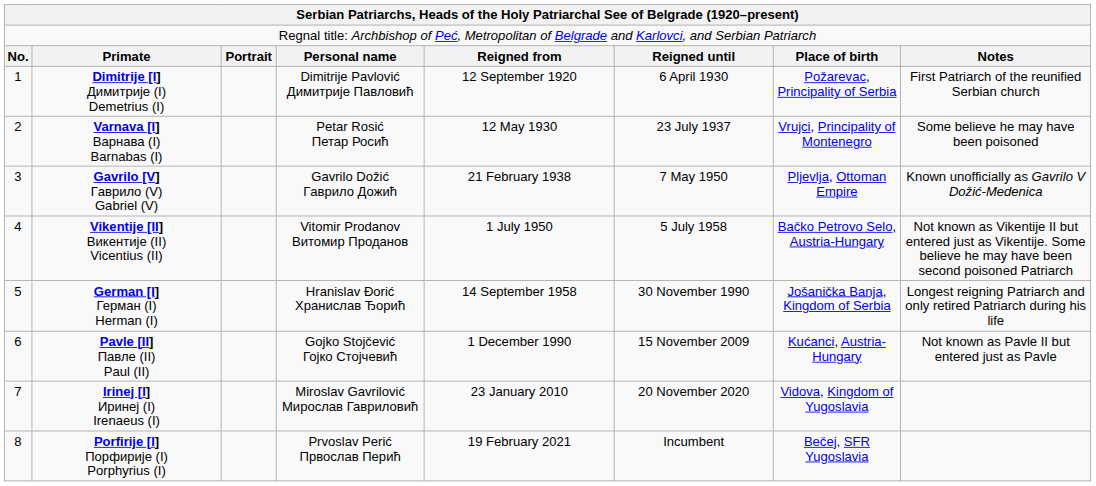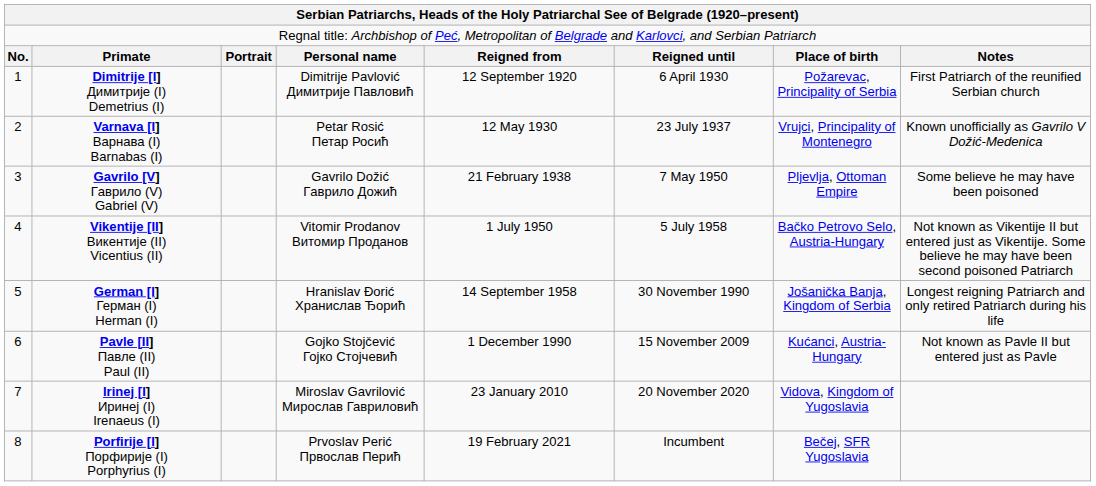(996, 134) Some believe he may have been poisoned -> (996, 134) Known unofficially as Gavrilo V Dožić-Medenica
(996, 184) Known unofficially as Gavrilo V Dožić-Medenica -> (996, 184) Some believe he may have been poisoned
